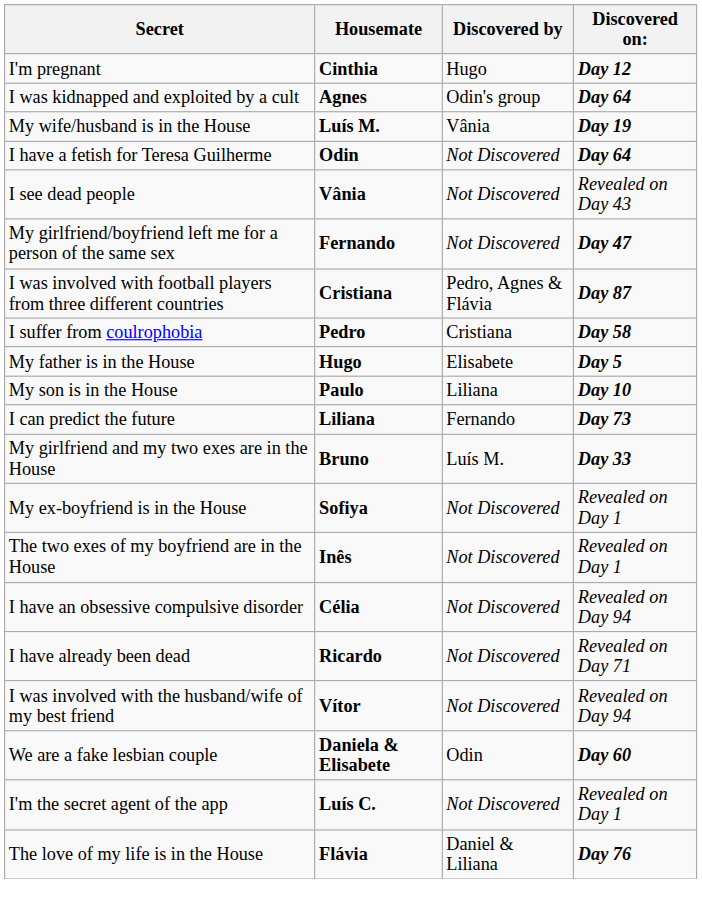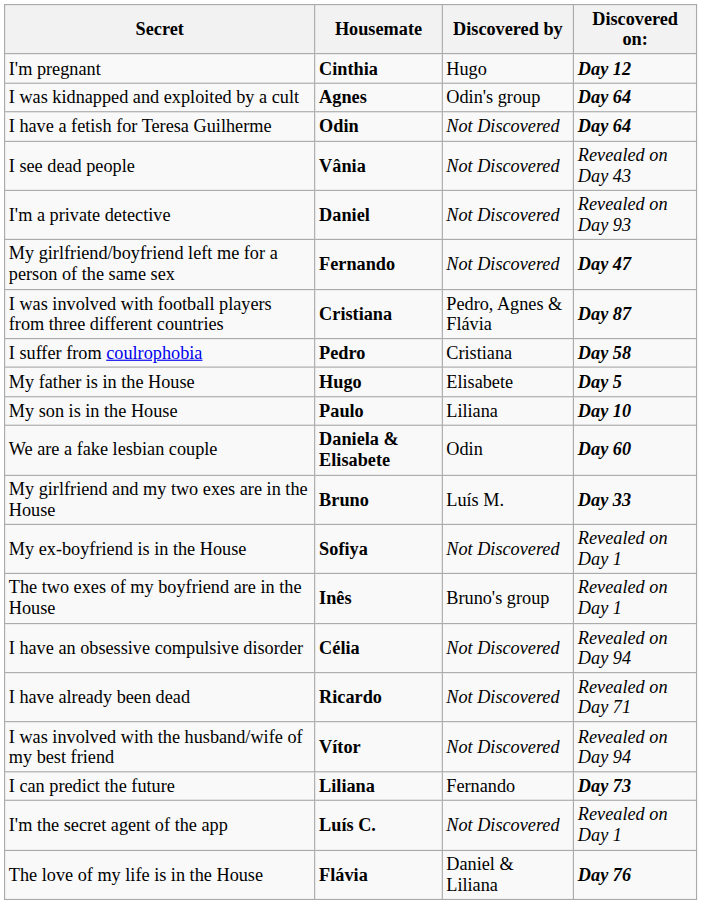- row: (130, 126)
+ row: (90, 214)
rows swapped: (113, 755) <-> (92, 419)
(503, 557) Not Discovered -> (498, 598) Bruno's group
